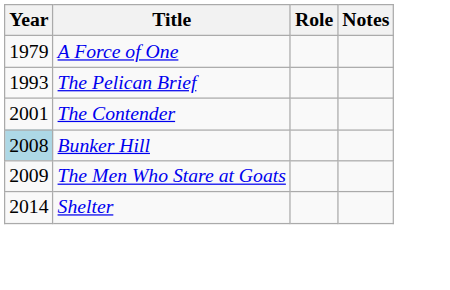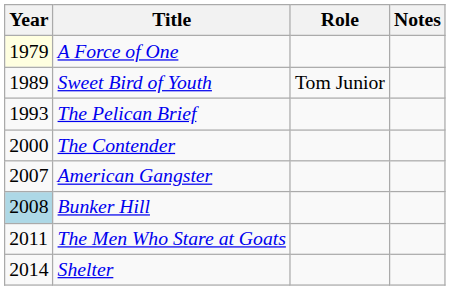(29, 51) no background -> (29, 51) lightyellow background
+ row: (135, 82)
(29, 113) 2001 -> (29, 144) 2000
+ row: (135, 176)
(29, 176) 2009 -> (28, 238) 2011
